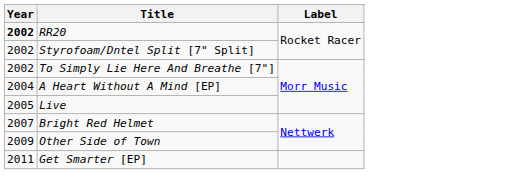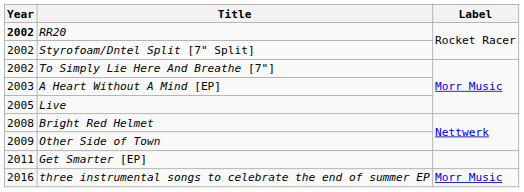(21, 86) 2004 -> (21, 86) 2003
(21, 123) 2007 -> (21, 123) 2008
+ row: (235, 178)
